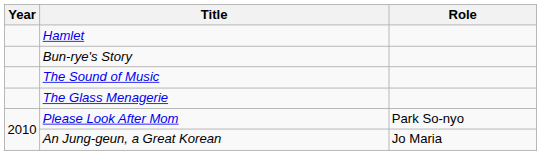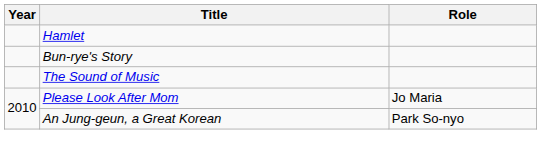- row: (105, 98)
(428, 118) Park So-nyo -> (417, 98) Jo Maria
(417, 139) Jo Maria -> (428, 118) Park So-nyo
